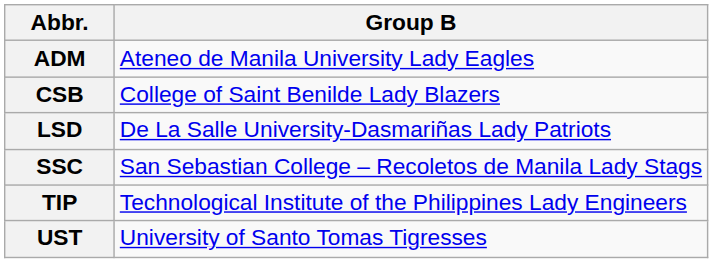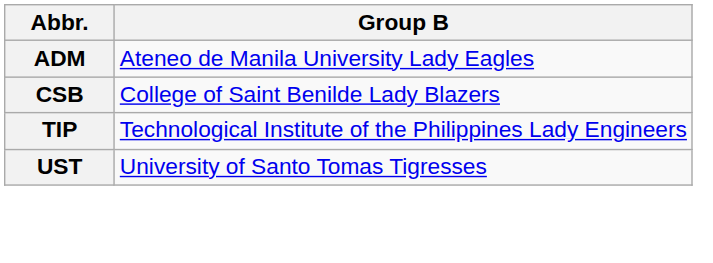- row: (60, 130)
- row: (60, 166)
